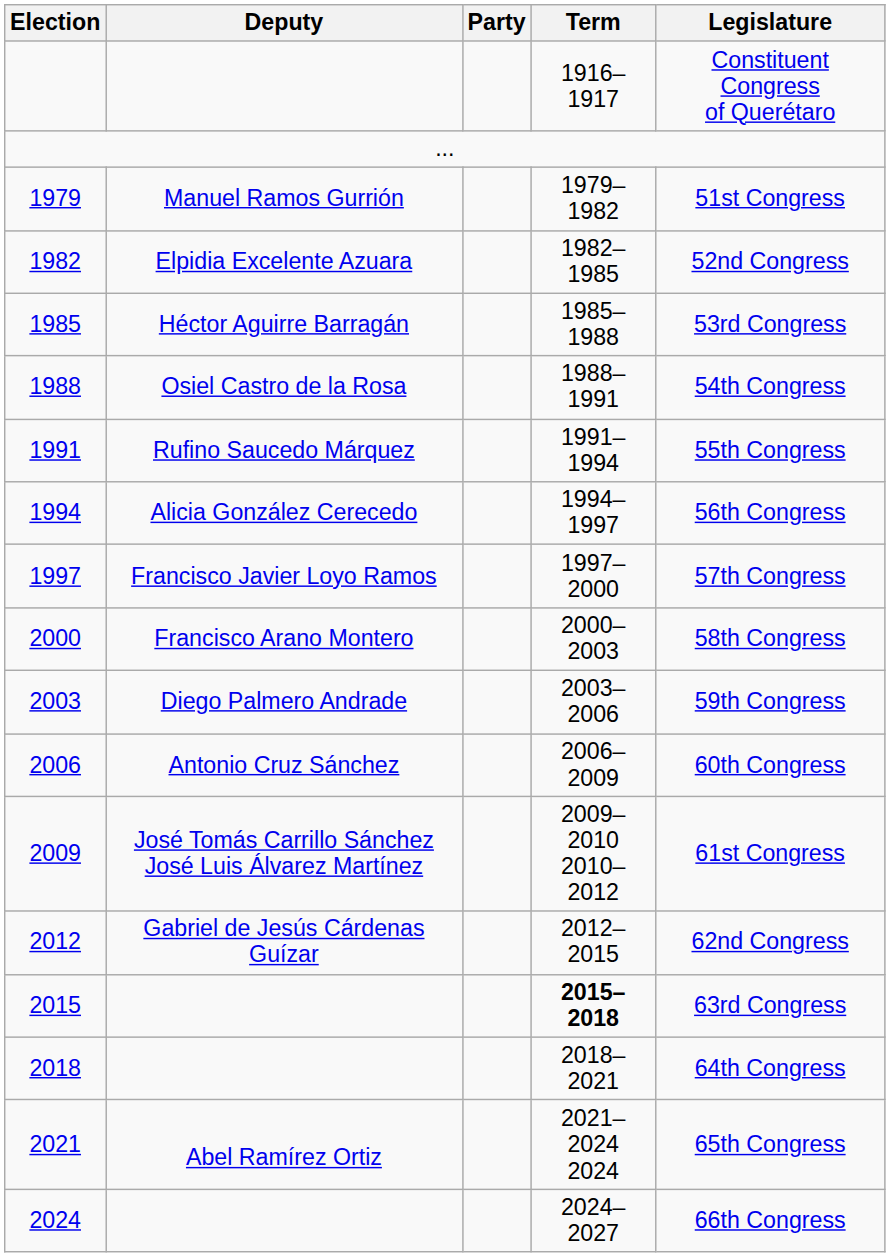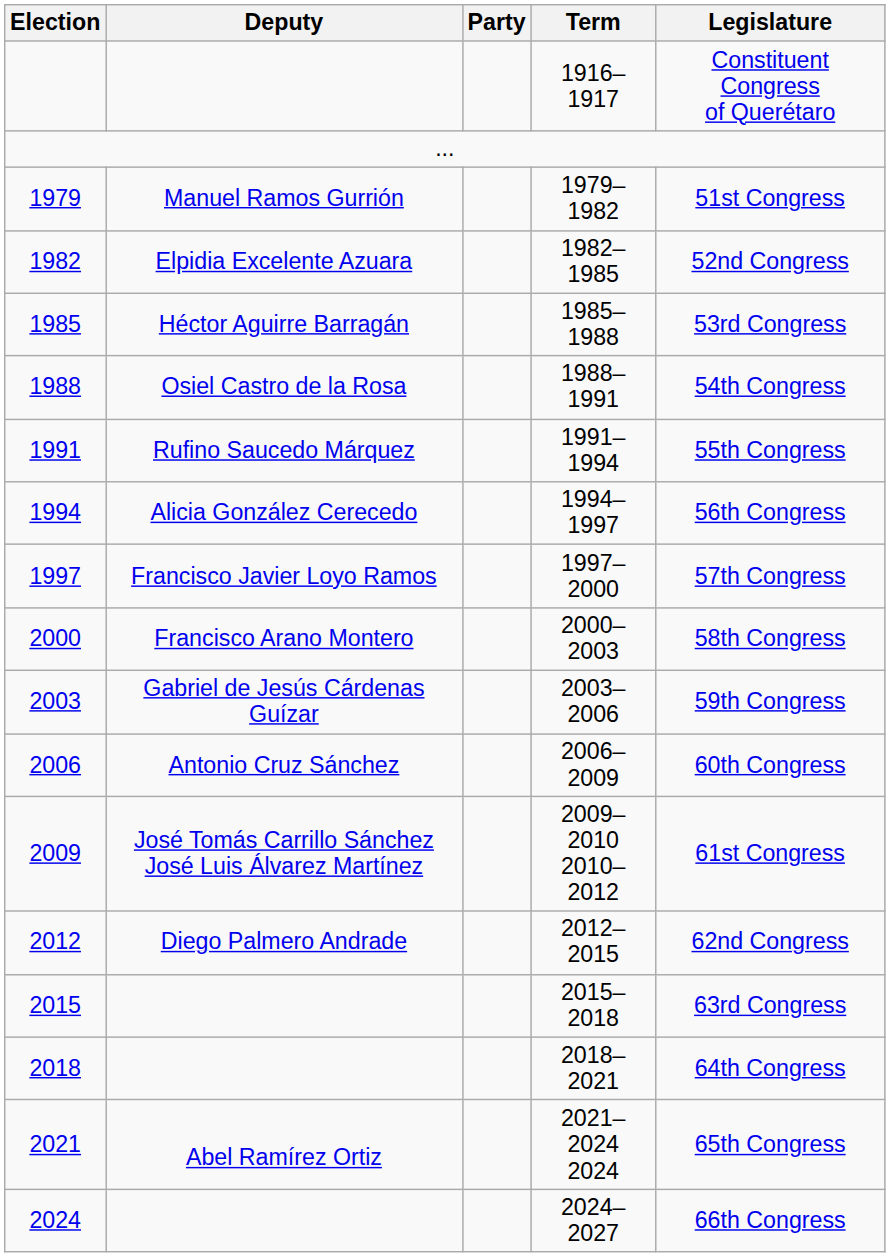(284, 701) Diego Palmero Andrade -> (284, 701) Gabriel de Jesús Cárdenas Guízar
(284, 942) Gabriel de Jesús Cárdenas Guízar -> (284, 942) Diego Palmero Andrade
(593, 1005) bold -> (593, 1005) normal
